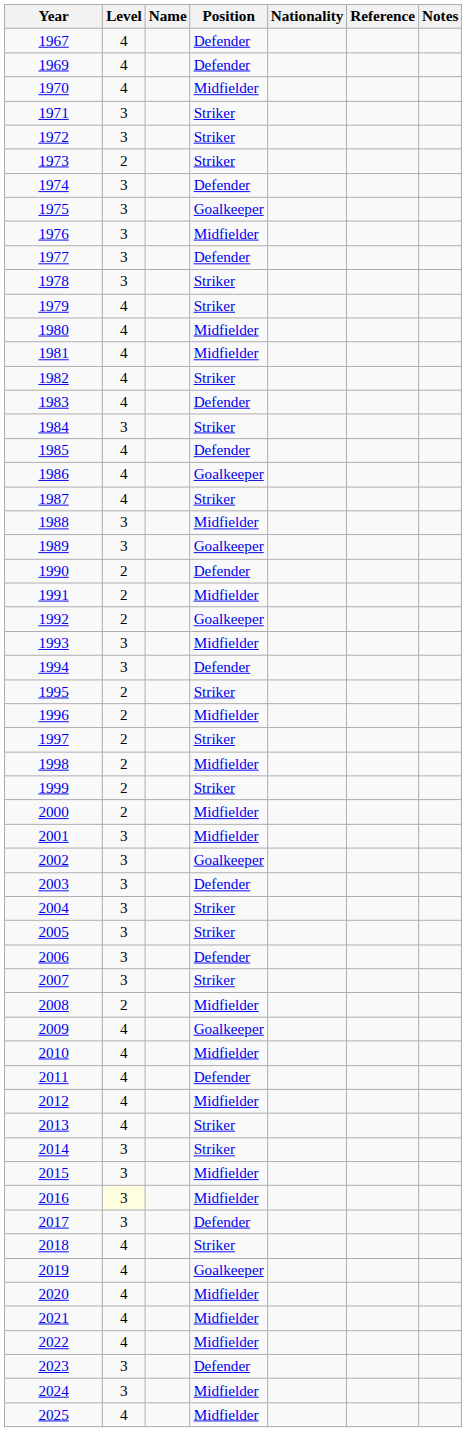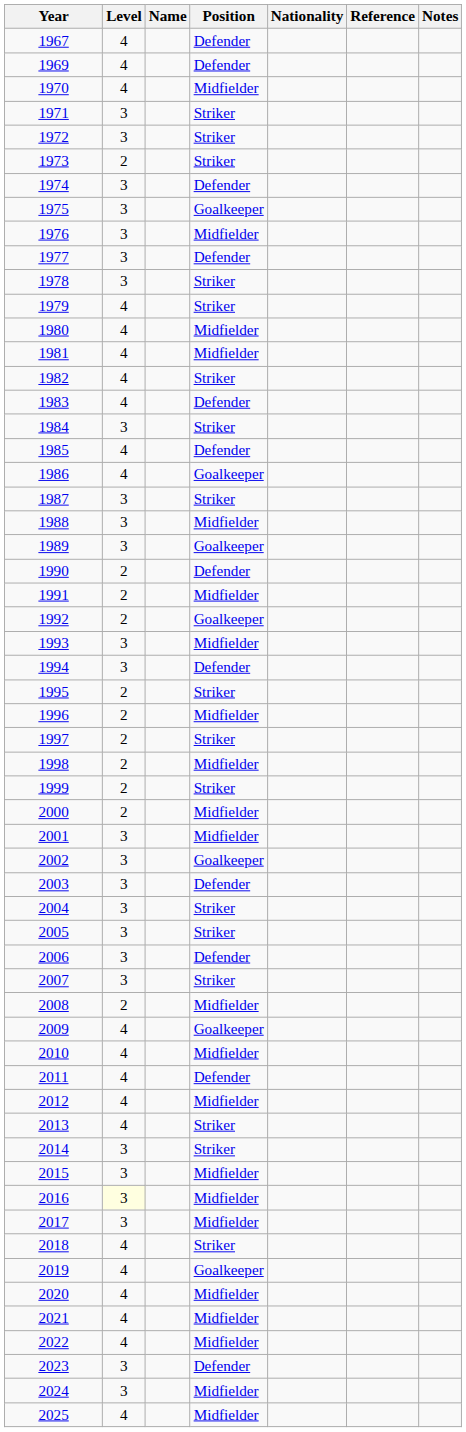(124, 498) 4 -> (124, 498) 3
(222, 1221) Defender -> (226, 1221) Midfielder
